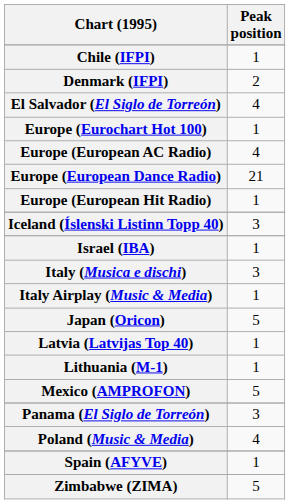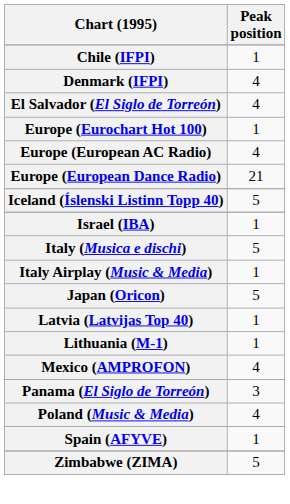(256, 81) 2 -> (256, 81) 4
- row: (116, 200)
(256, 224) 3 -> (256, 200) 5
(256, 271) 3 -> (256, 248) 5
(256, 391) 5 -> (256, 367) 4
